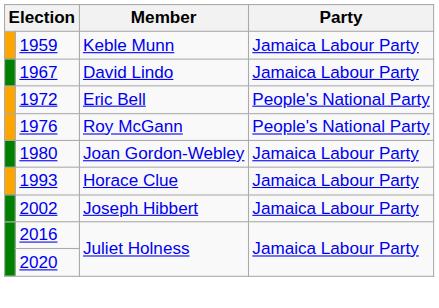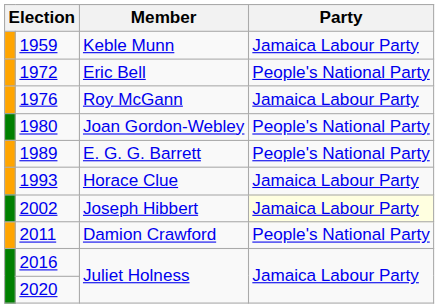- row: (38, 72)
(341, 126) People's National Party -> (336, 99) Jamaica Labour Party
(336, 153) Jamaica Labour Party -> (341, 126) People's National Party
+ row: (38, 153)
(336, 208) no background -> (336, 208) lightyellow background
+ row: (38, 235)
